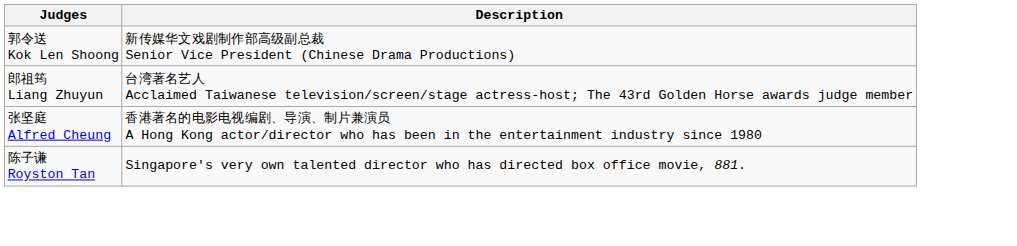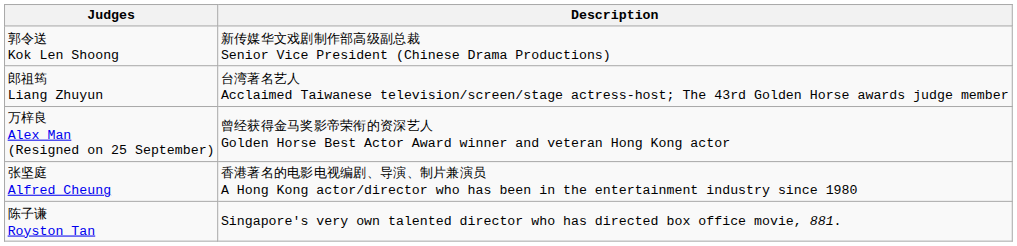+ row: (111, 135)
